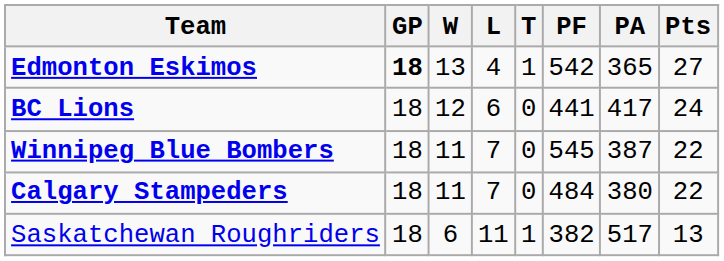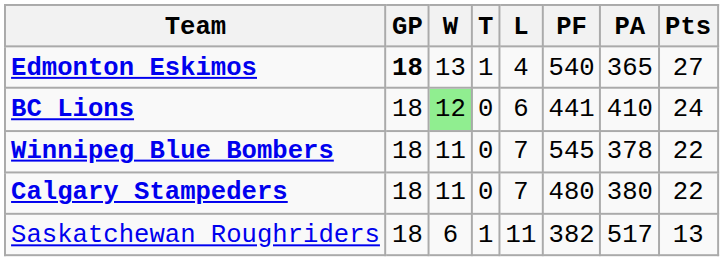columns swapped: (493, 26) <-> (529, 26)
(572, 68) 542 -> (572, 68) 540
(450, 109) no background -> (450, 109) lightgreen background
(630, 109) 417 -> (630, 109) 410
(630, 151) 387 -> (630, 151) 378
(572, 193) 484 -> (572, 193) 480
